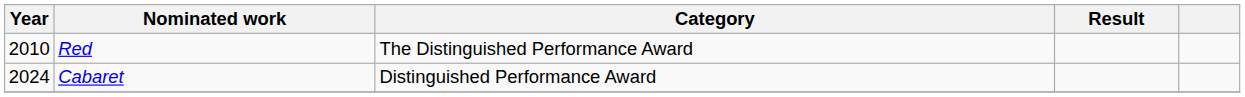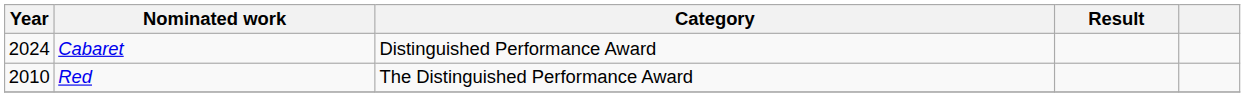rows swapped: (75, 48) <-> (91, 77)
